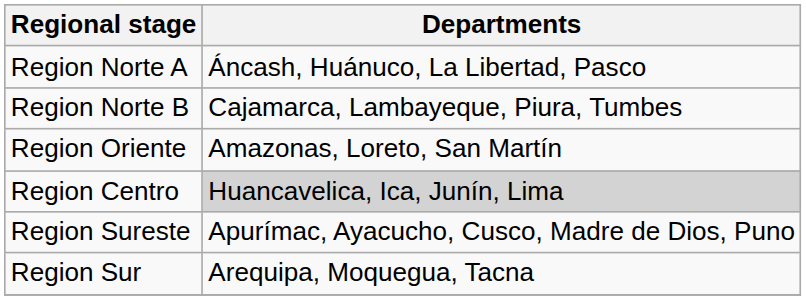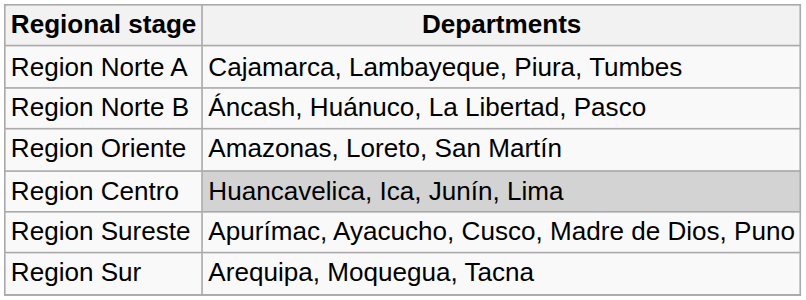(427, 66) Áncash, Huánuco, La Libertad, Pasco -> (445, 66) Cajamarca, Lambayeque, Piura, Tumbes
(445, 107) Cajamarca, Lambayeque, Piura, Tumbes -> (427, 107) Áncash, Huánuco, La Libertad, Pasco
